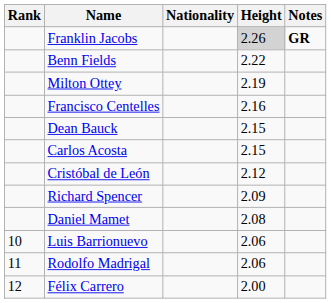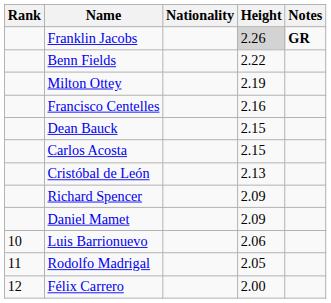(253, 173) 2.12 -> (253, 173) 2.13
(253, 219) 2.08 -> (253, 219) 2.09
(253, 264) 2.06 -> (253, 264) 2.05
